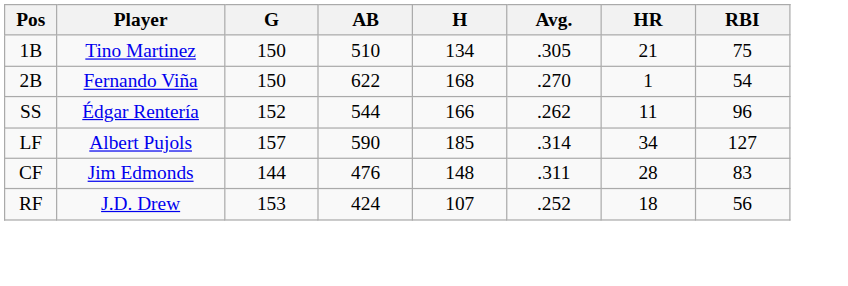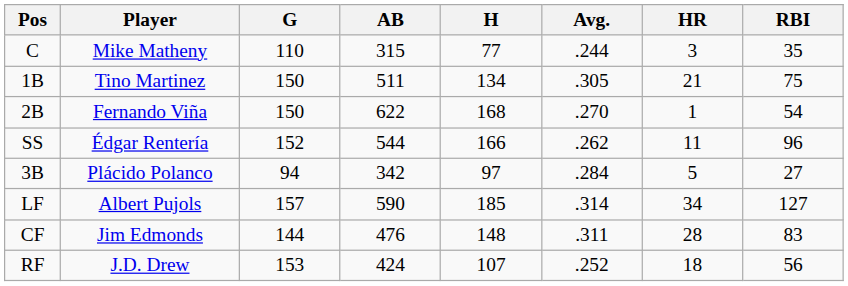+ row: (33, 50)
(366, 50) 510 -> (390, 81) 511
+ row: (33, 173)
